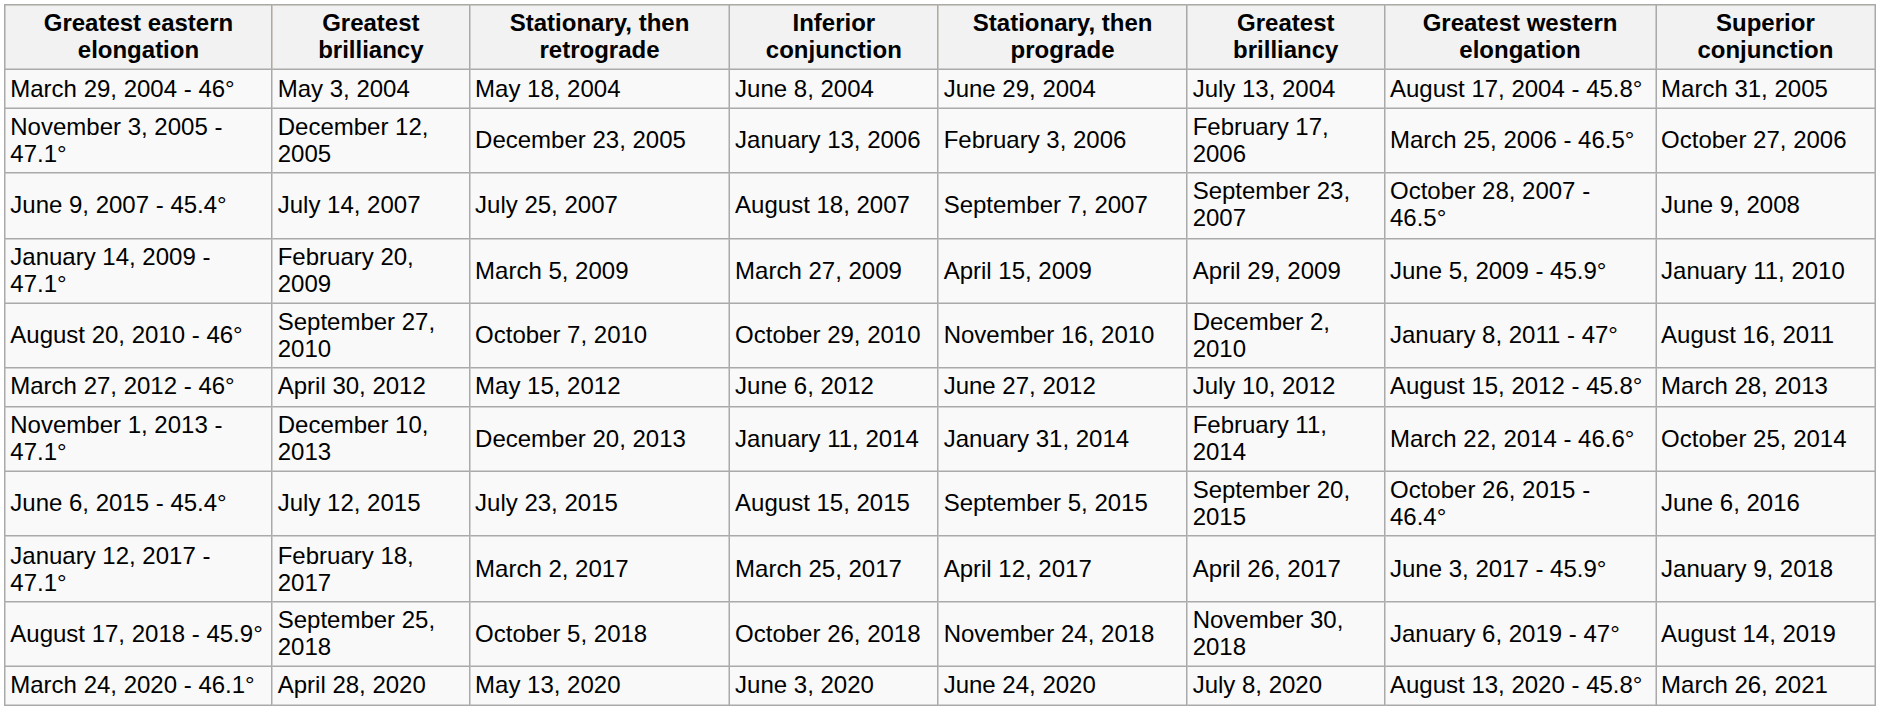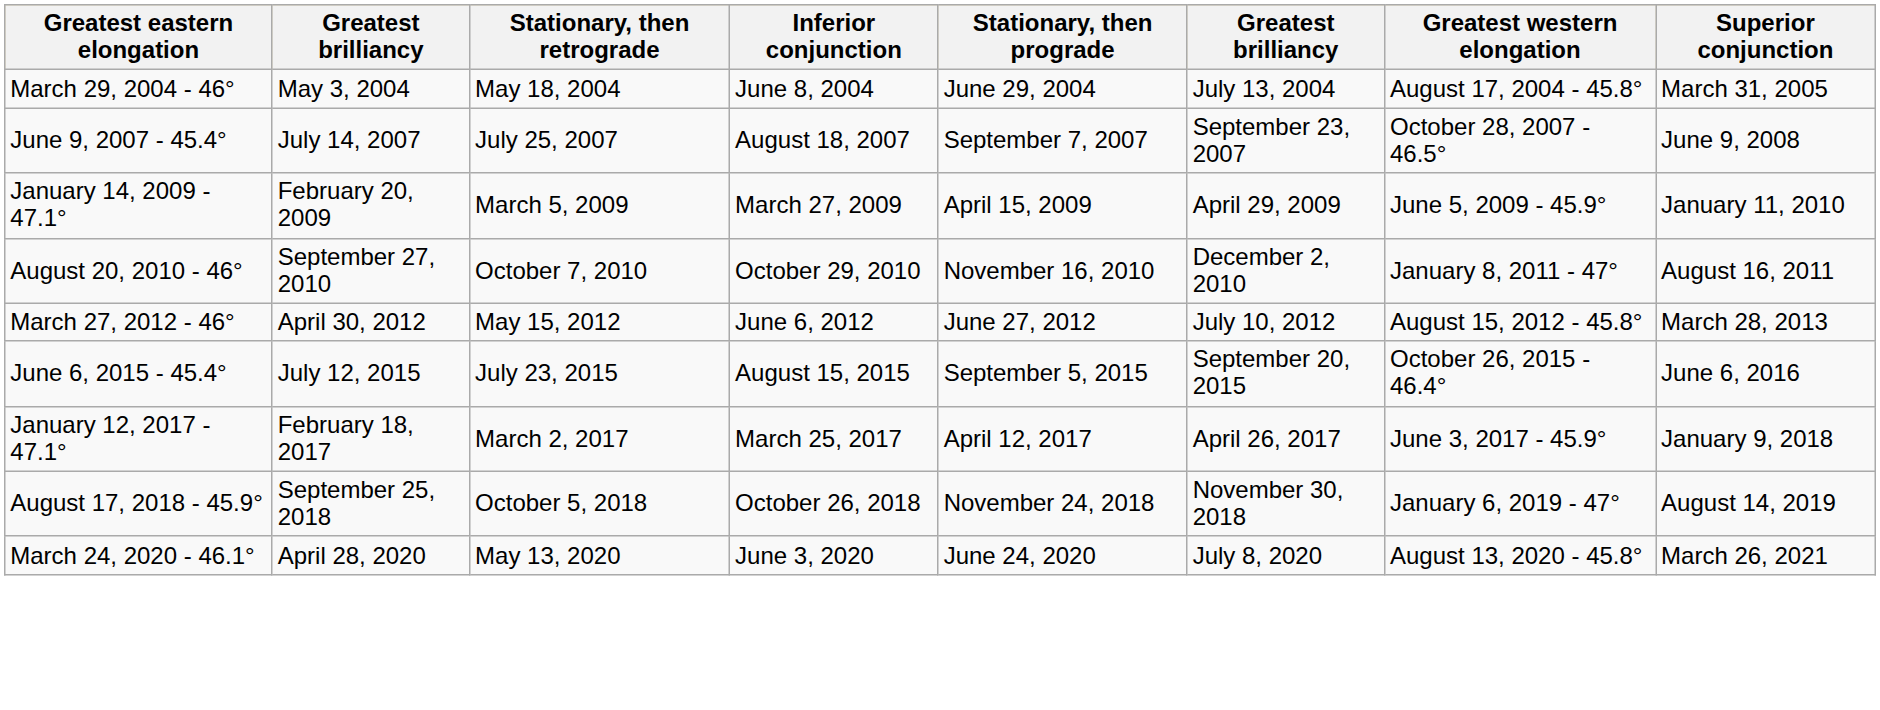- row: (116, 140)
- row: (116, 438)
